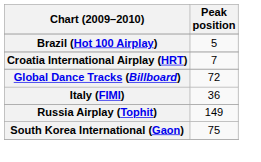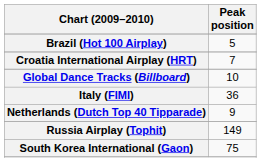(214, 78) 72 -> (232, 78) 10
+ row: (106, 113)
